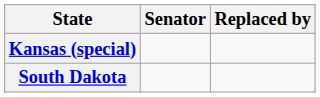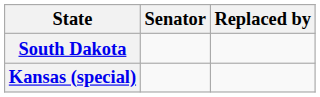rows swapped: (72, 48) <-> (72, 77)
